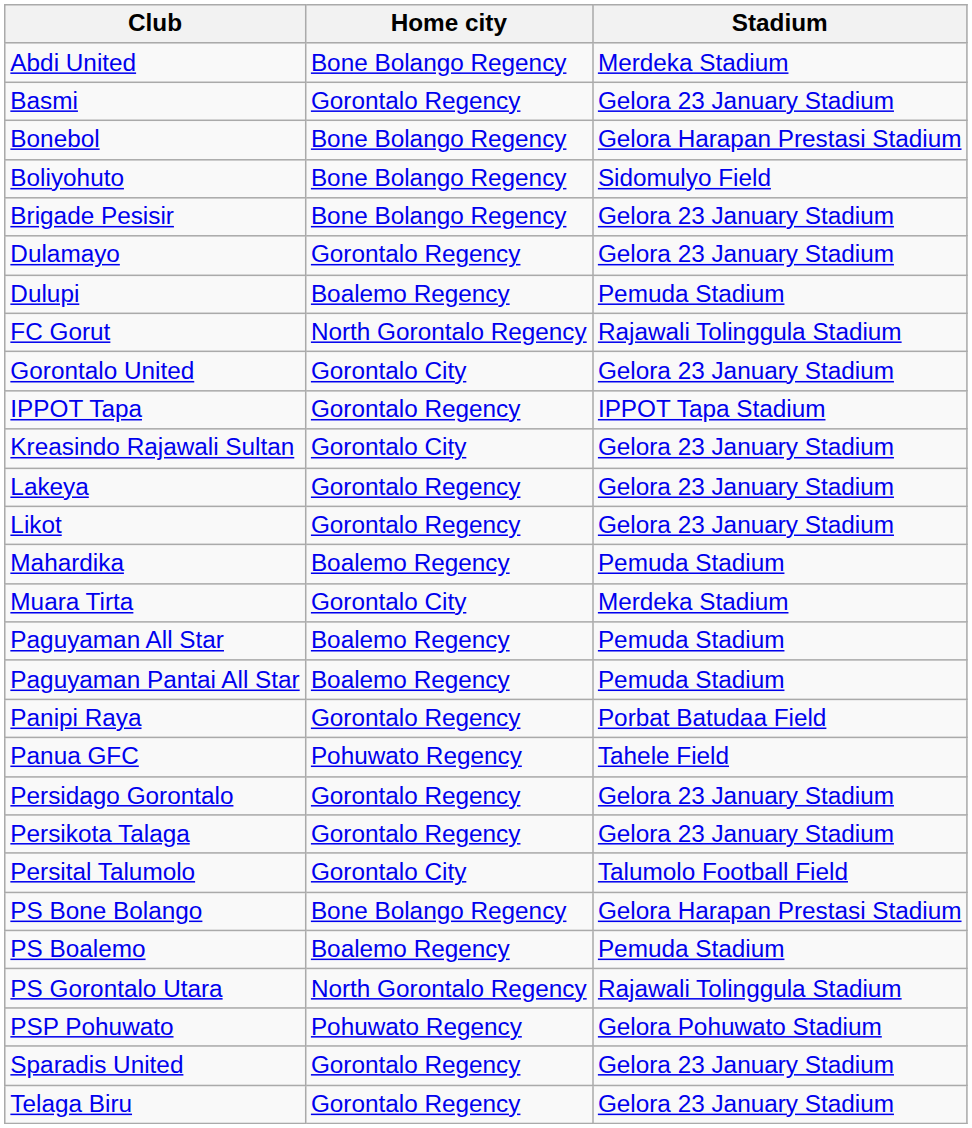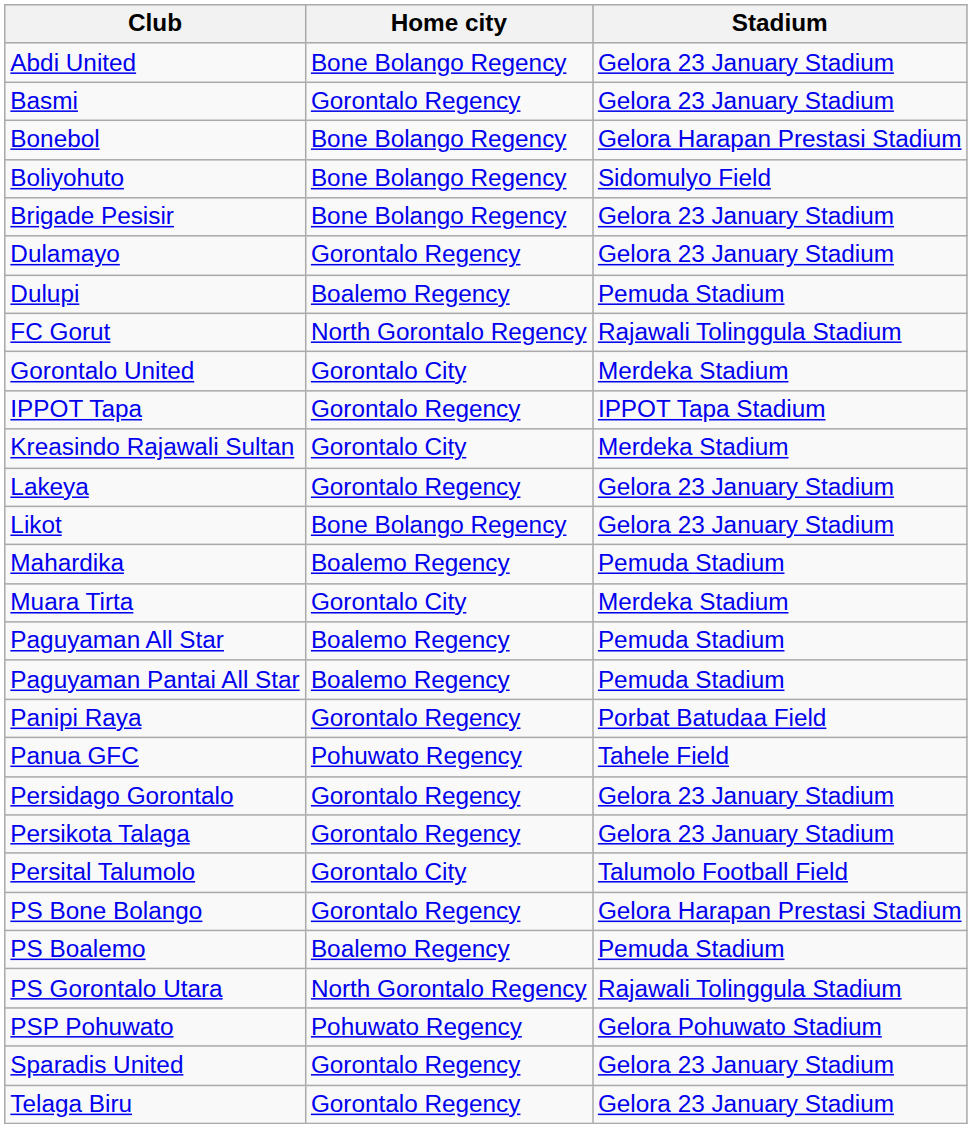(693, 62) Merdeka Stadium -> (746, 62) Gelora 23 January Stadium
(746, 370) Gelora 23 January Stadium -> (693, 370) Merdeka Stadium
(746, 448) Gelora 23 January Stadium -> (693, 448) Merdeka Stadium
(416, 525) Gorontalo Regency -> (439, 525) Bone Bolango Regency
(439, 910) Bone Bolango Regency -> (416, 910) Gorontalo Regency
